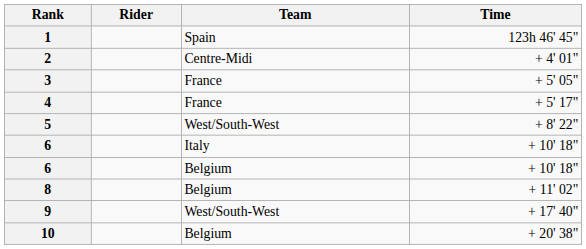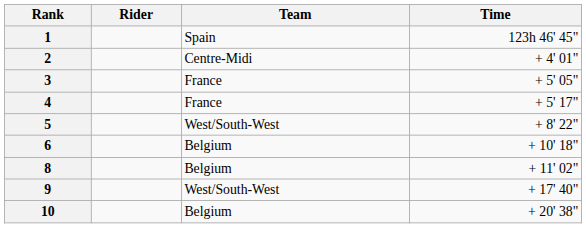- row: (48, 146)
